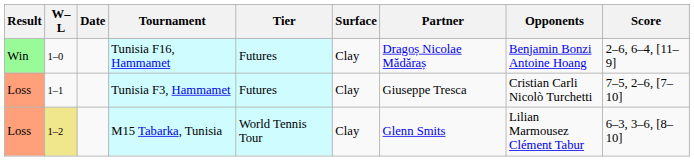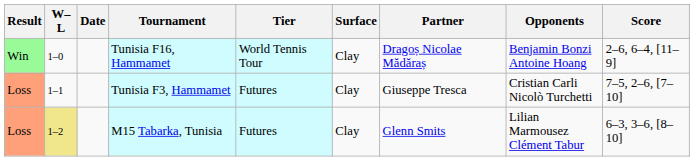(258, 55) Futures -> (273, 55) World Tennis Tour
(273, 131) World Tennis Tour -> (258, 131) Futures
